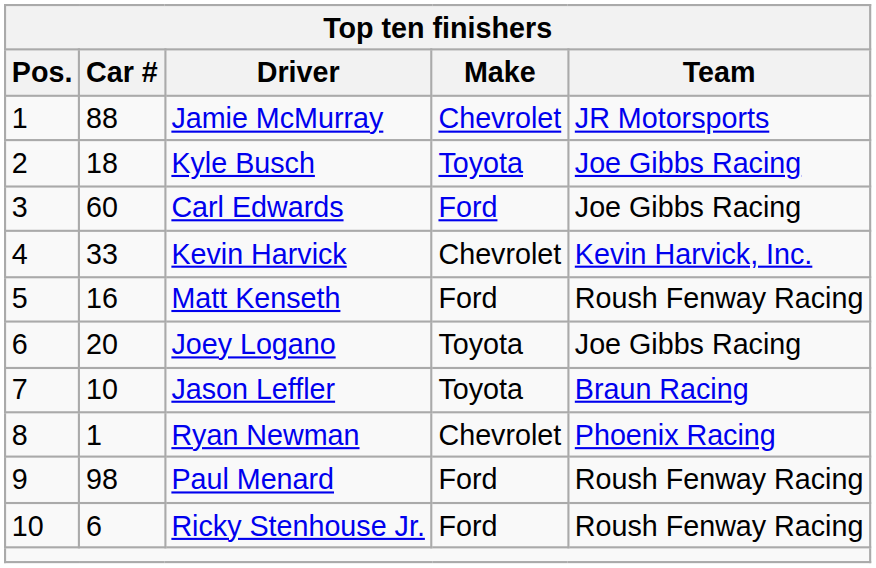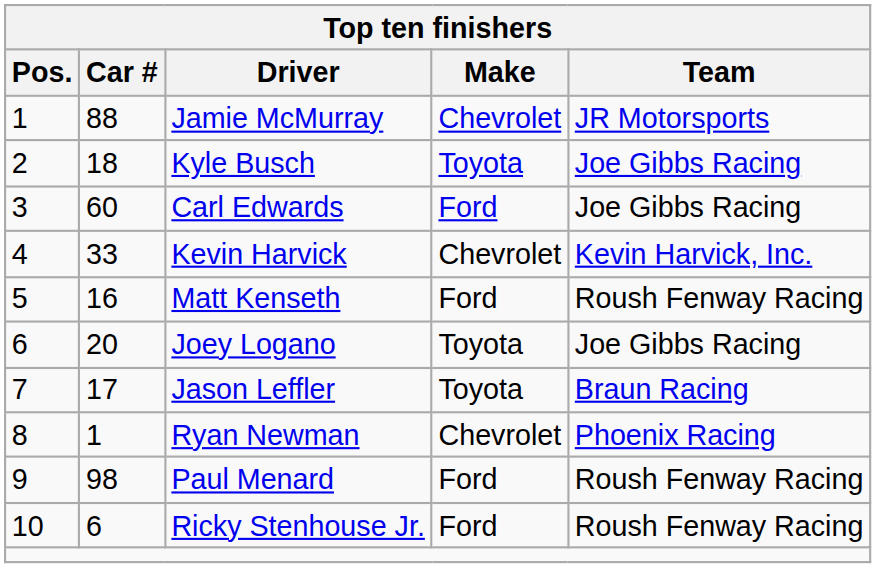(102, 389) 10 -> (102, 389) 17
